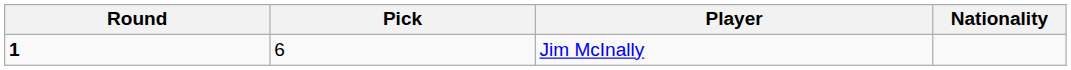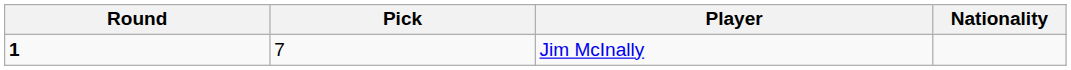(280, 49) 6 -> (280, 49) 7
